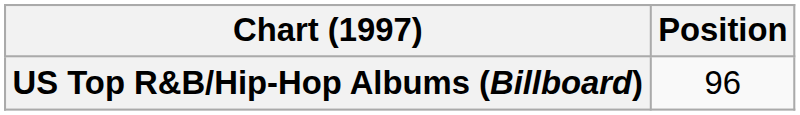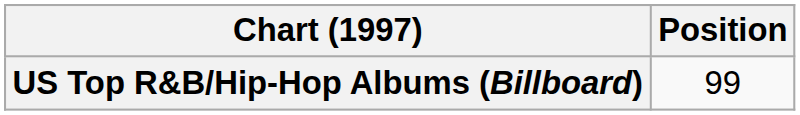(723, 82) 96 -> (723, 82) 99
